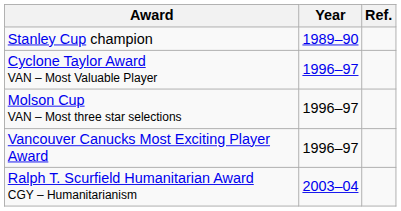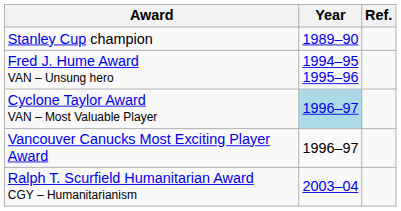+ row: (73, 69)
(330, 69) no background -> (330, 108) lightblue background
- row: (95, 108)
